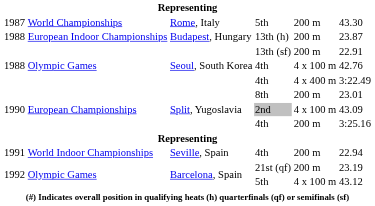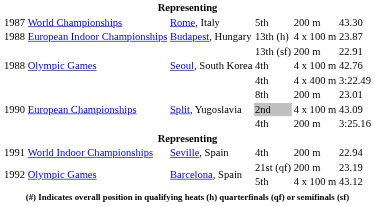(307, 37) 200 m -> (315, 37) 4 x 100 m
